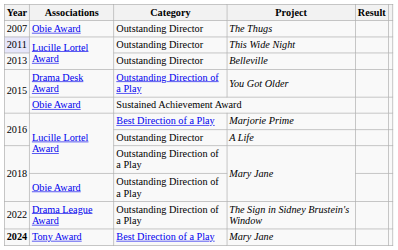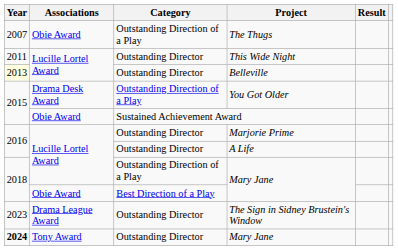(160, 28) Outstanding Director -> (168, 34) Outstanding Direction of a Play
(17, 45) lavender background -> (17, 56) no background
(17, 61) no background -> (17, 72) lightyellow background
(166, 121) Best Direction of a Play -> (160, 133) Outstanding Director
(168, 187) Outstanding Direction of a Play -> (166, 193) Best Direction of a Play
(17, 215) 2022 -> (17, 215) 2023
(168, 215) Outstanding Direction of a Play -> (160, 215) Outstanding Director
(166, 237) Best Direction of a Play -> (160, 237) Outstanding Director
